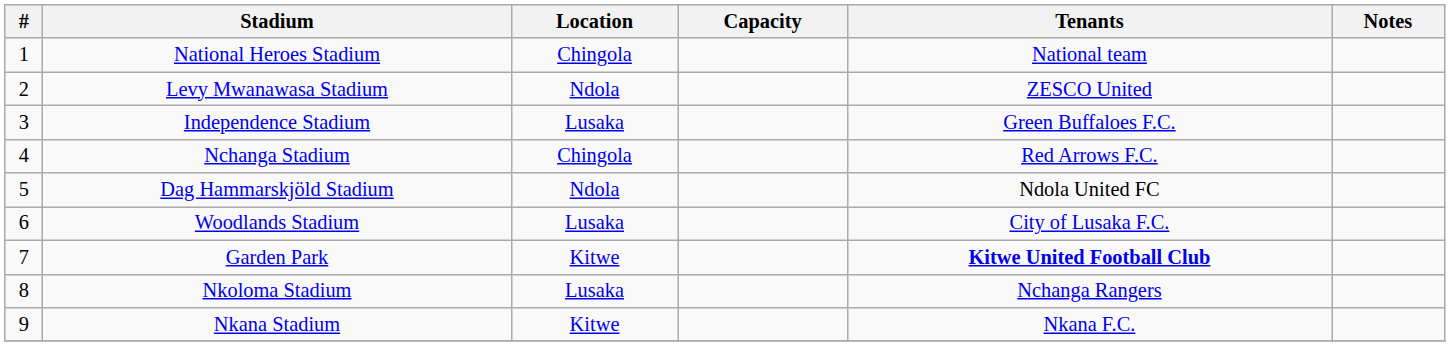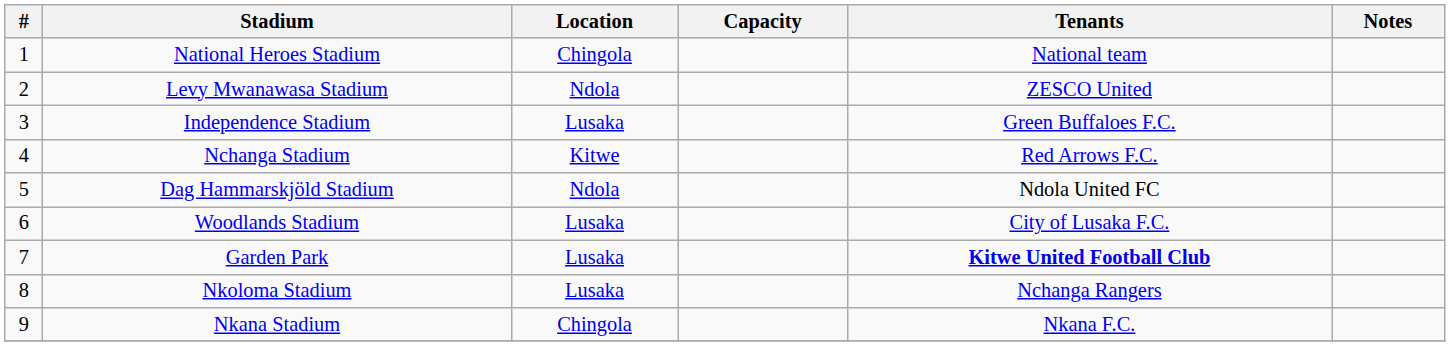(595, 155) Chingola -> (595, 155) Kitwe
(595, 256) Kitwe -> (595, 256) Lusaka
(595, 323) Kitwe -> (595, 323) Chingola
